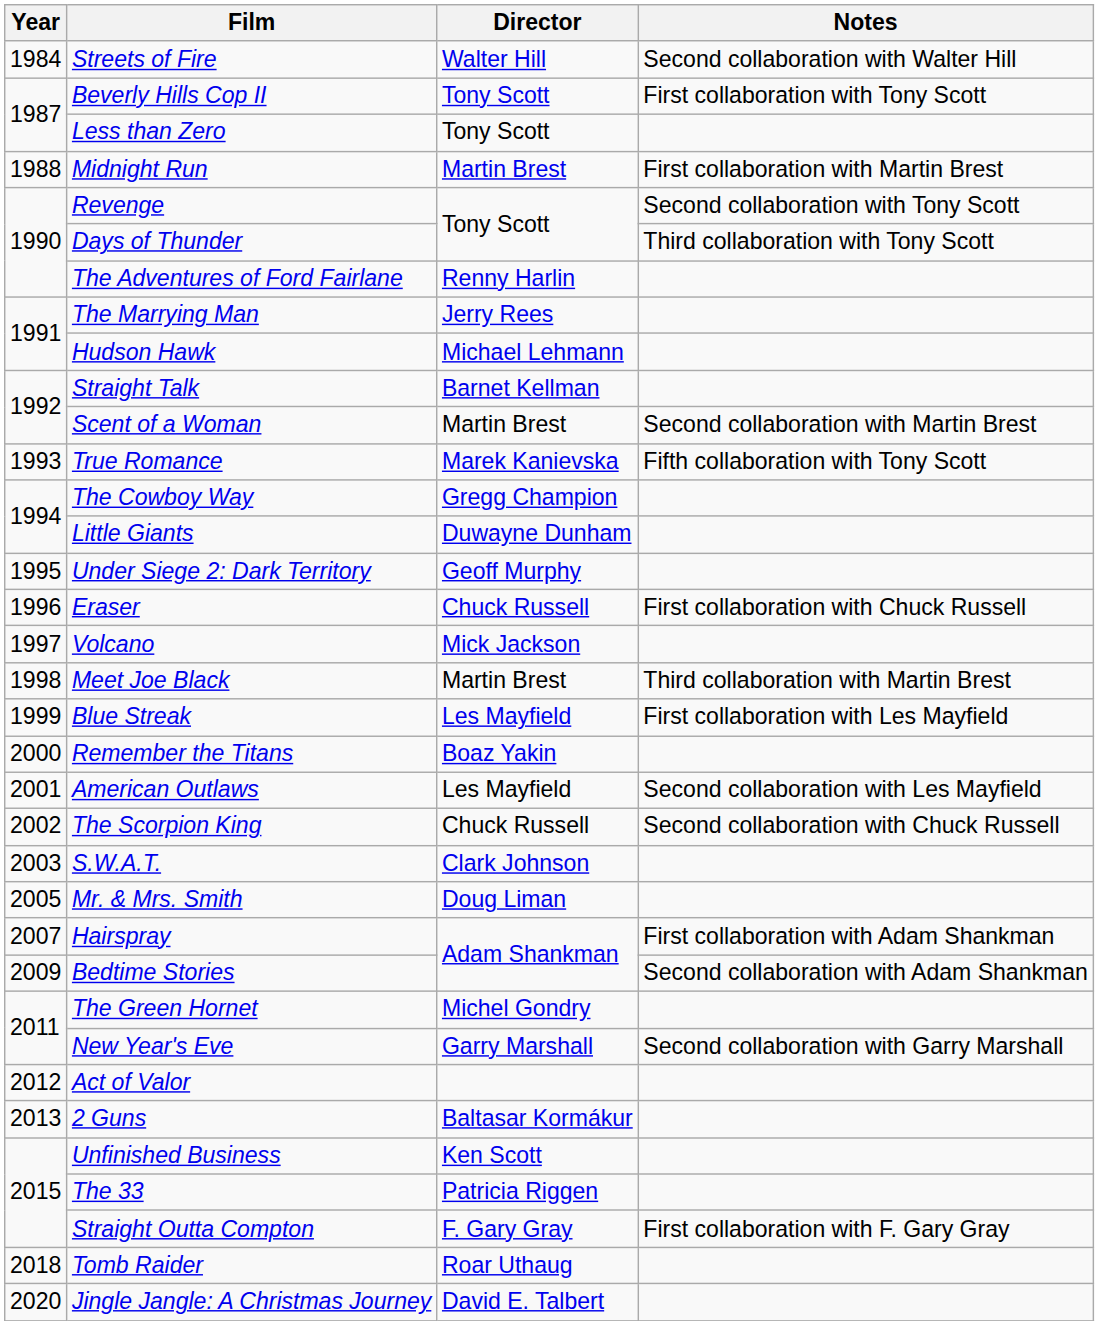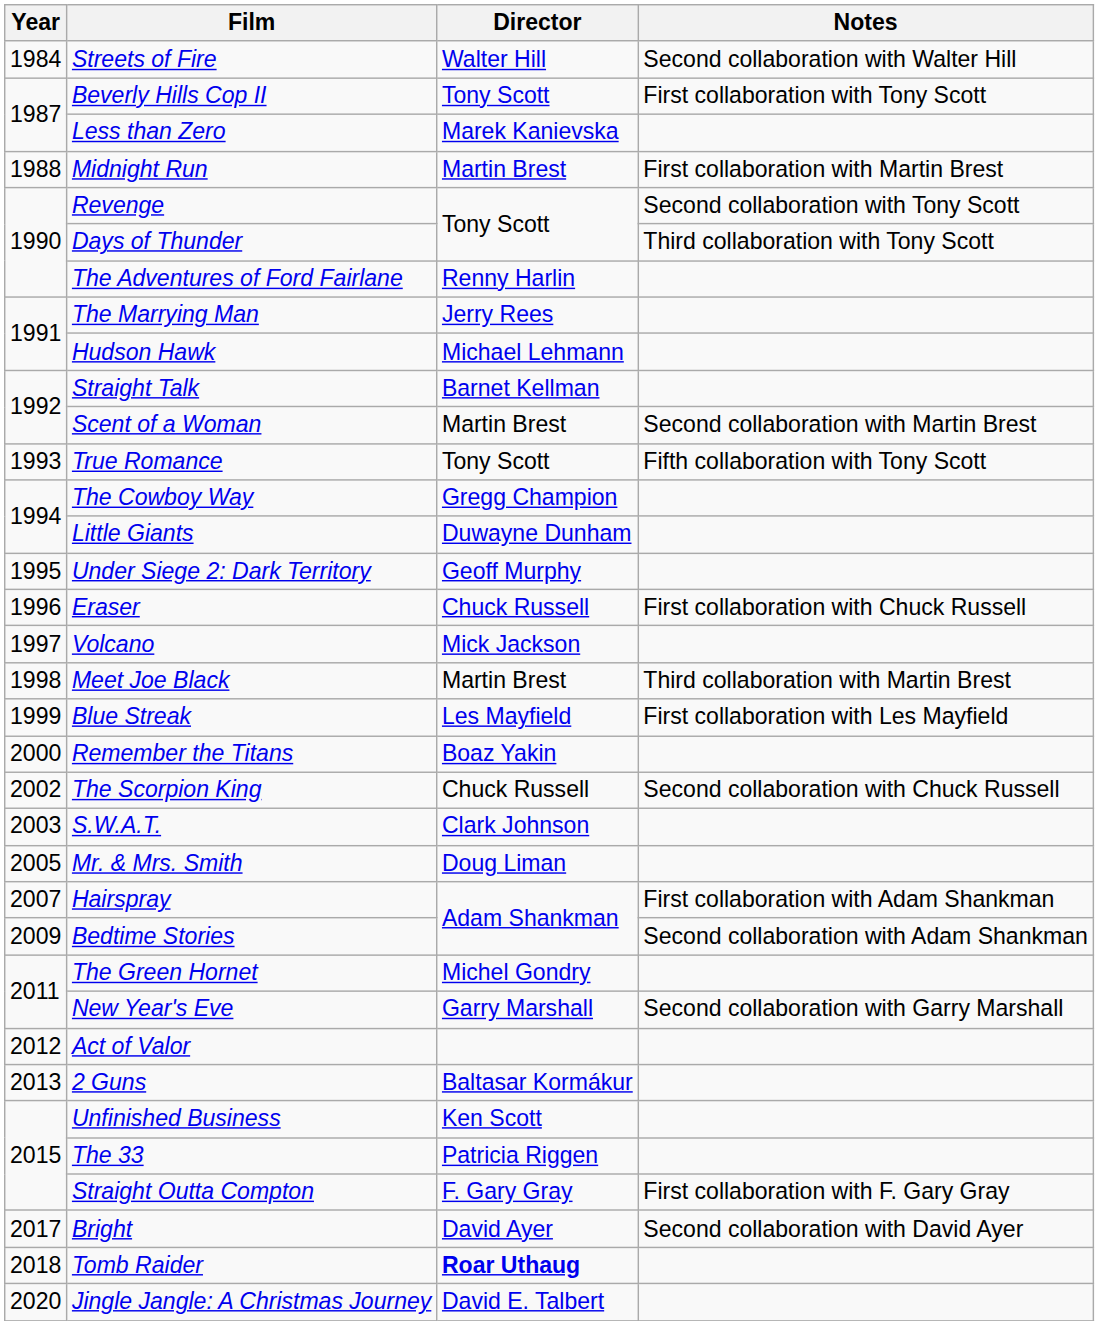(496, 132) Tony Scott -> (530, 132) Marek Kanievska
(530, 461) Marek Kanievska -> (496, 461) Tony Scott
- row: (165, 790)
+ row: (102, 1228)
(507, 1265) normal -> (511, 1265) bold
